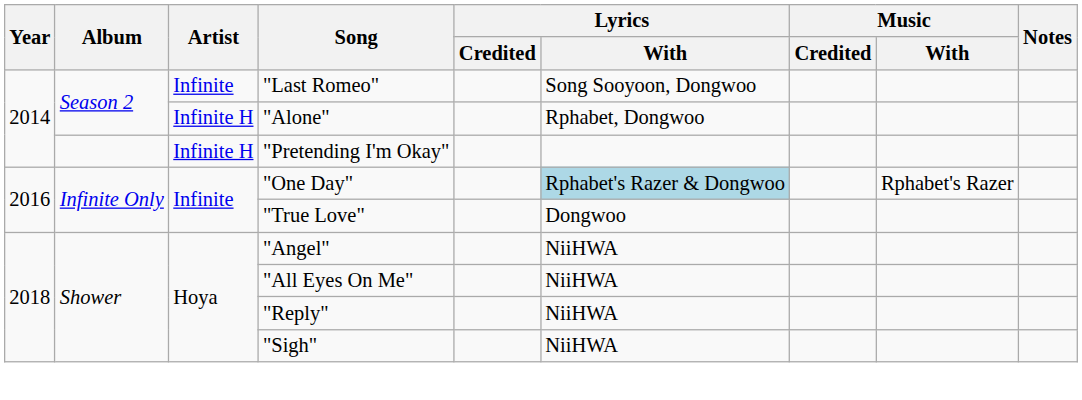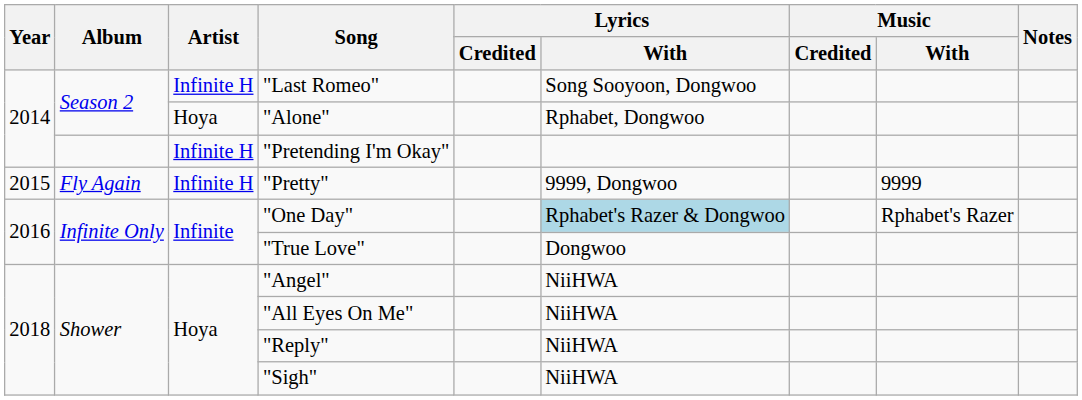(203, 85) Infinite -> (213, 85) Infinite H
(213, 118) Infinite H -> (195, 118) Hoya
+ row: (296, 183)
